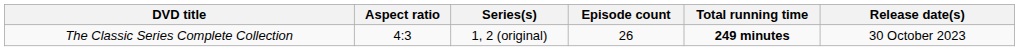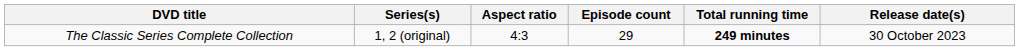columns swapped: (509, 14) <-> (403, 14)
(626, 35) 26 -> (626, 35) 29
